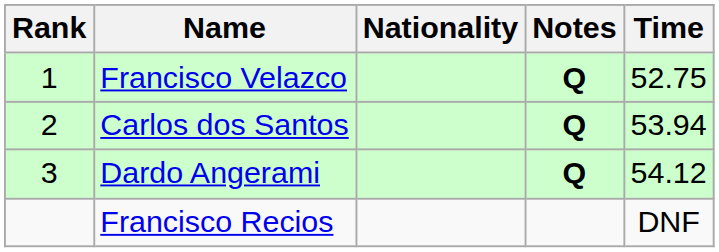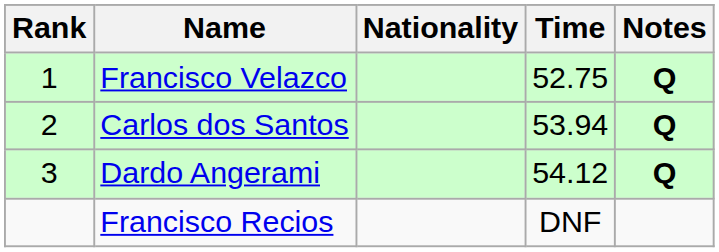columns swapped: (669, 28) <-> (574, 28)
